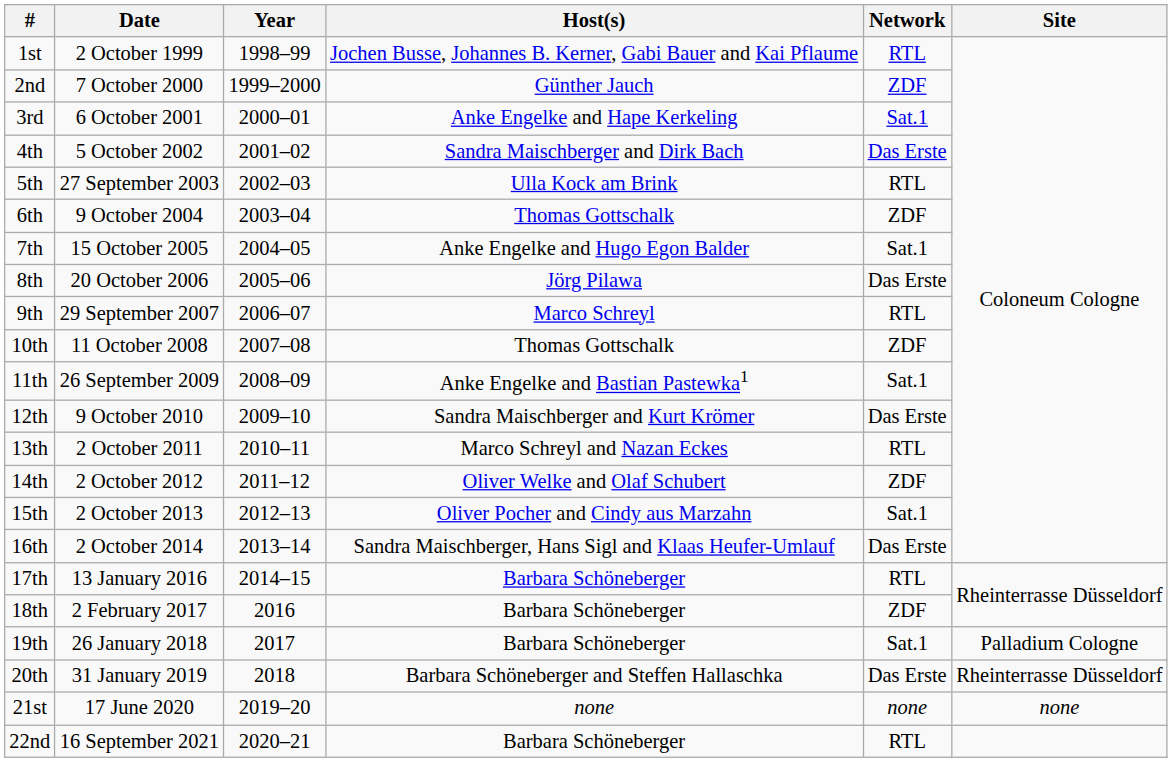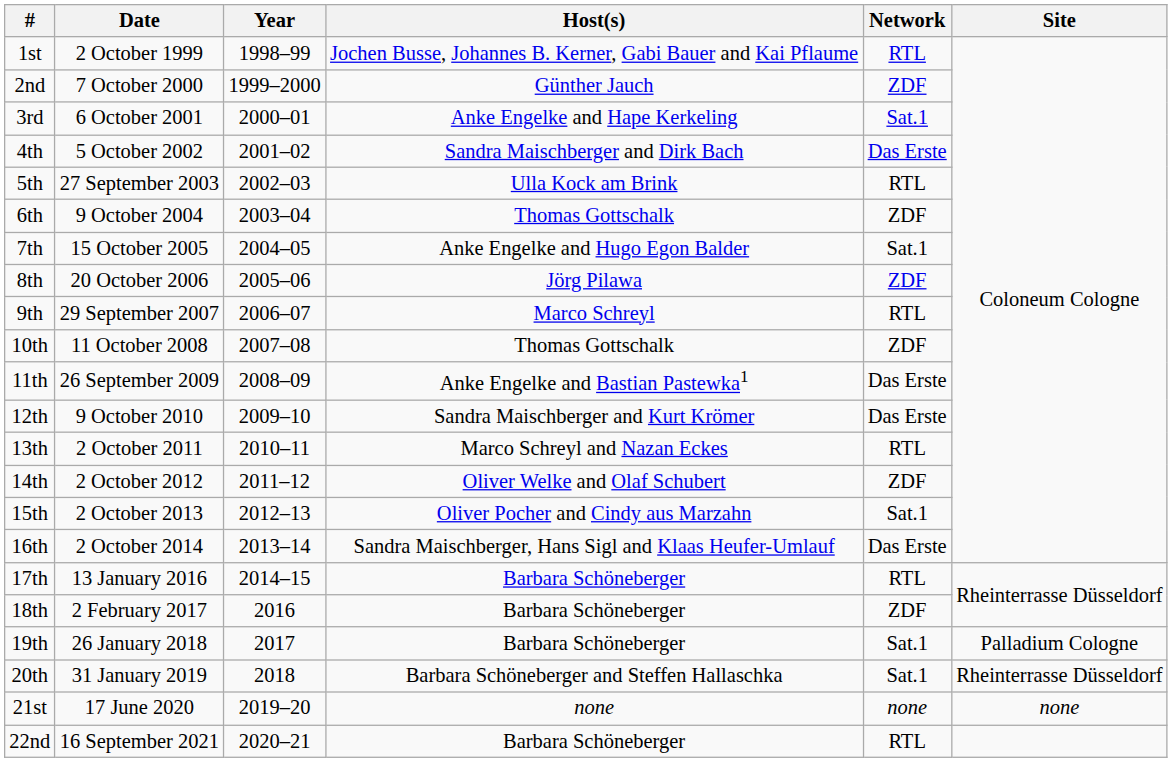(907, 280) Das Erste -> (907, 280) ZDF
(907, 380) Sat.1 -> (907, 380) Das Erste
(907, 675) Das Erste -> (907, 675) Sat.1
